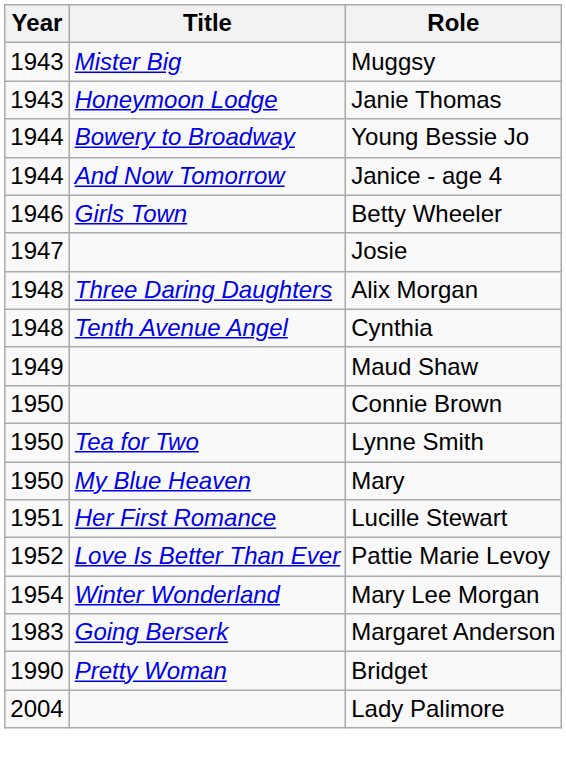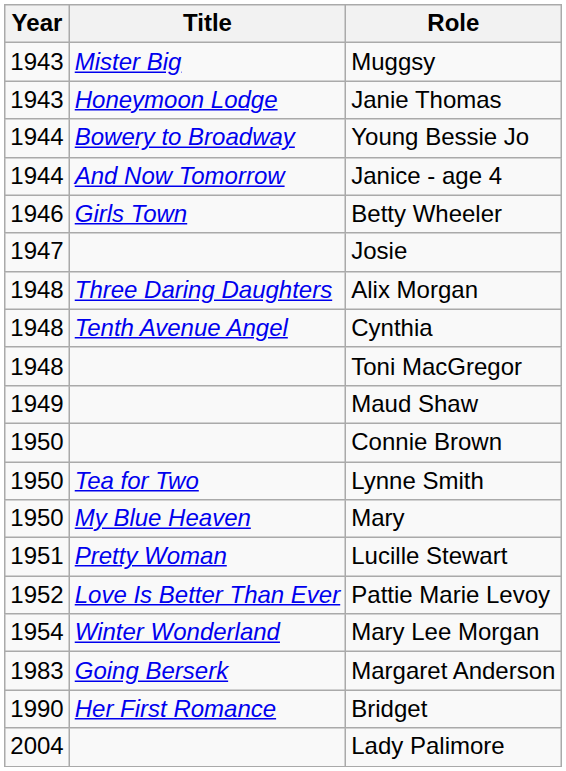+ row: (437, 366)
(175, 518) Her First Romance -> (151, 556) Pretty Woman
(151, 670) Pretty Woman -> (175, 708) Her First Romance
